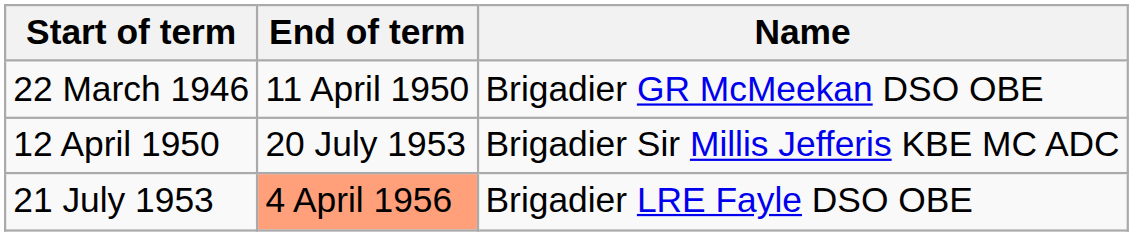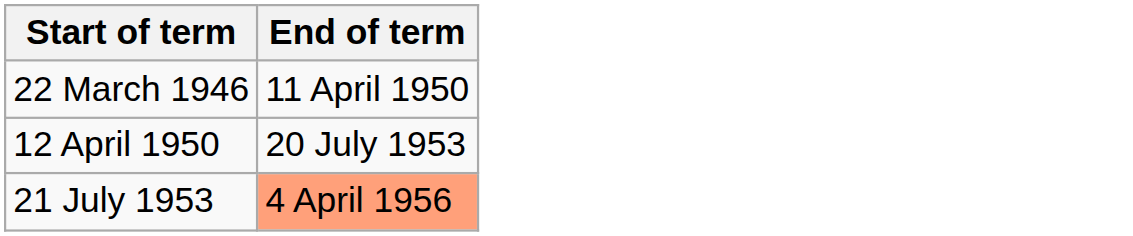- column: (803, 32)
